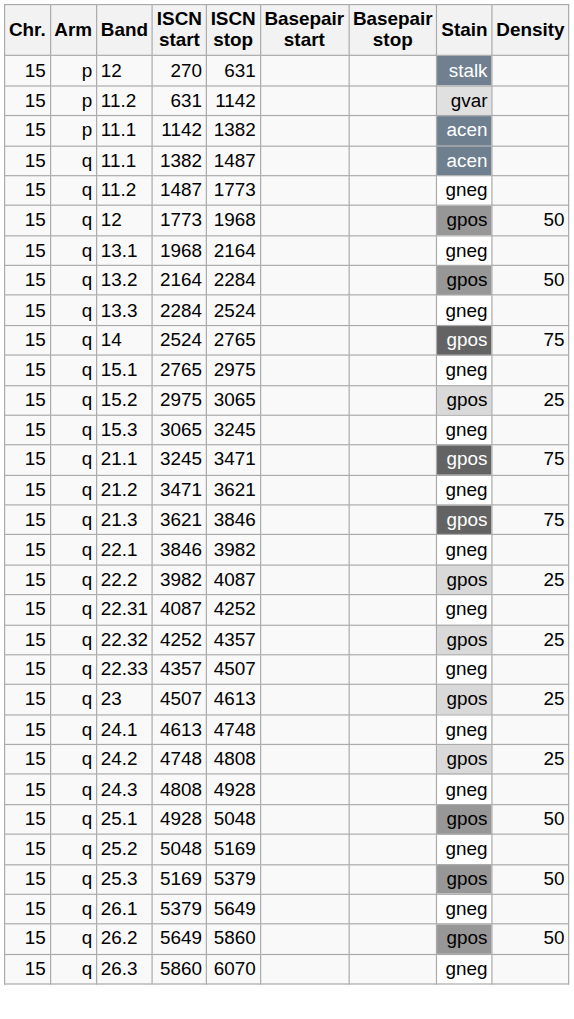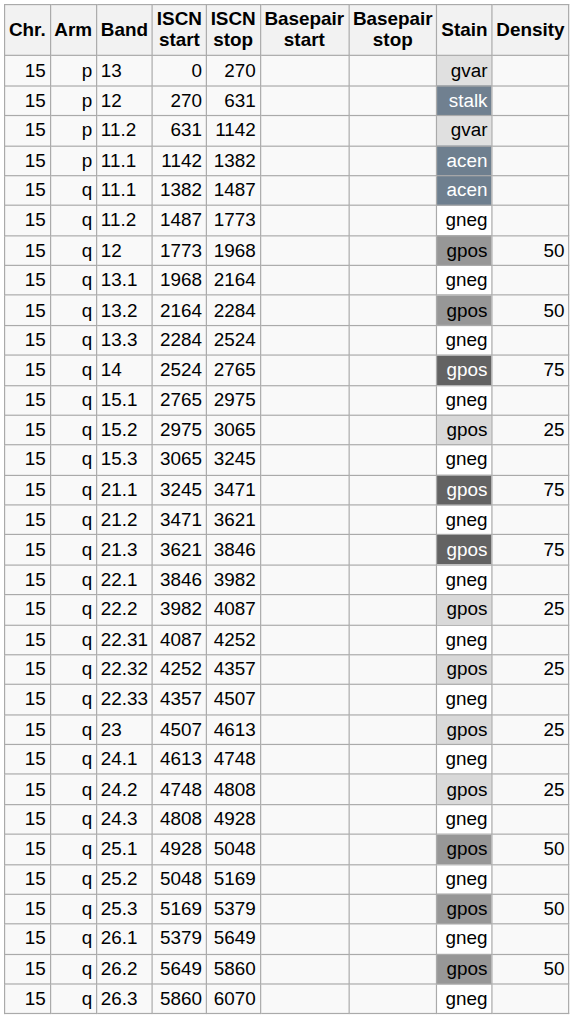+ row: (197, 70)
